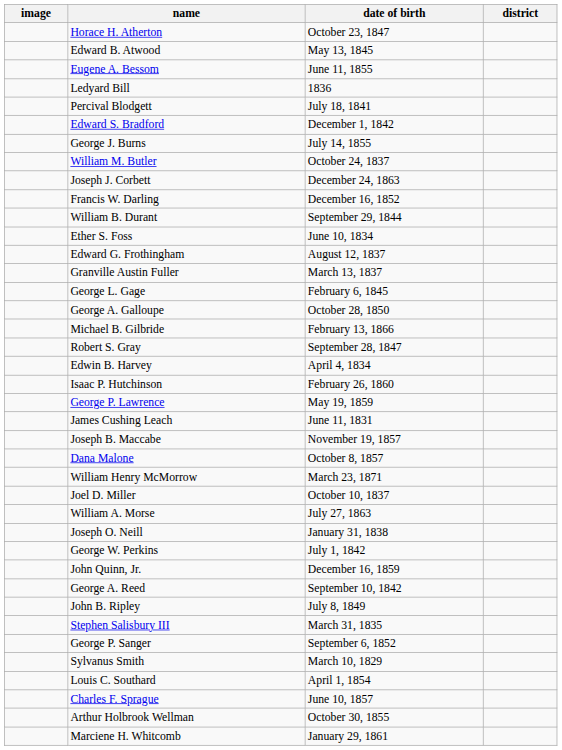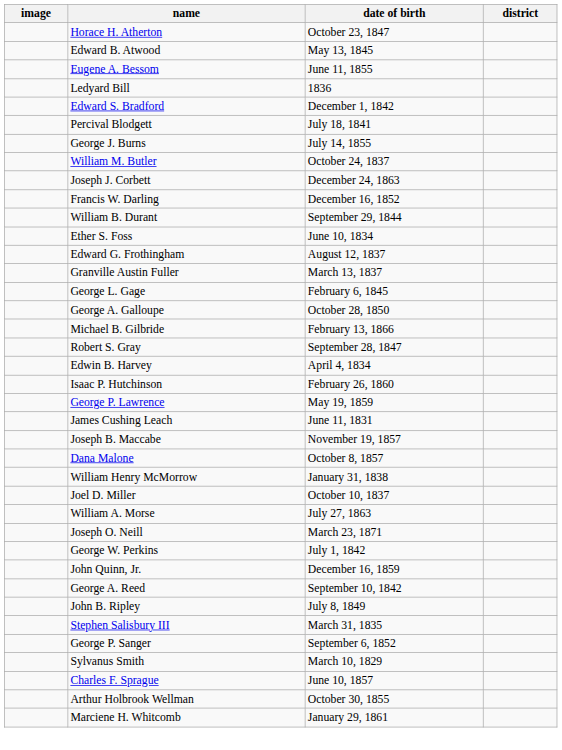rows swapped: (111, 106) <-> (117, 124)
(345, 476) March 23, 1871 -> (348, 476) January 31, 1838
(348, 532) January 31, 1838 -> (345, 532) March 23, 1871
- row: (113, 680)
